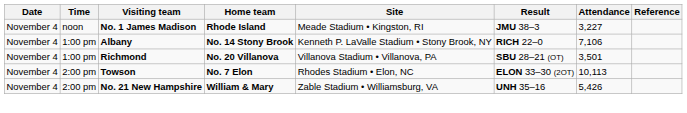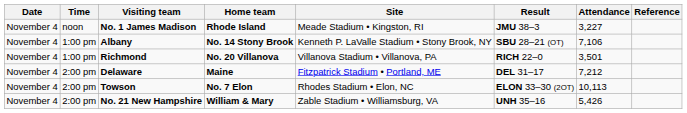(519, 42) RICH 22–0 -> (530, 42) SBU 28–21 (OT)
(530, 57) SBU 28–21 (OT) -> (519, 57) RICH 22–0
+ row: (121, 72)
